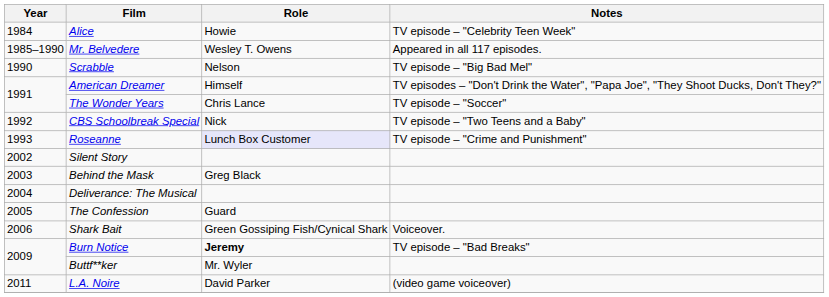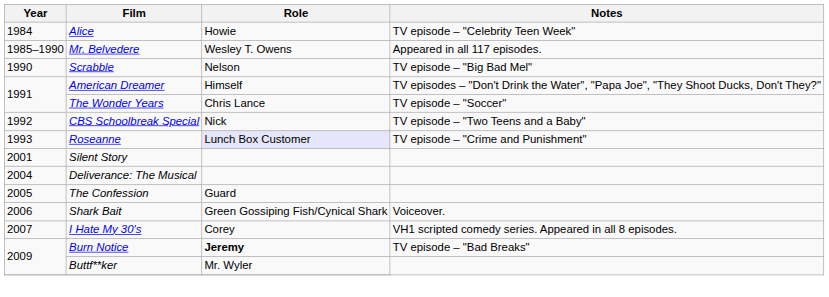(20, 157) 2002 -> (20, 157) 2001
- row: (111, 175)
+ row: (105, 229)
- row: (94, 283)
